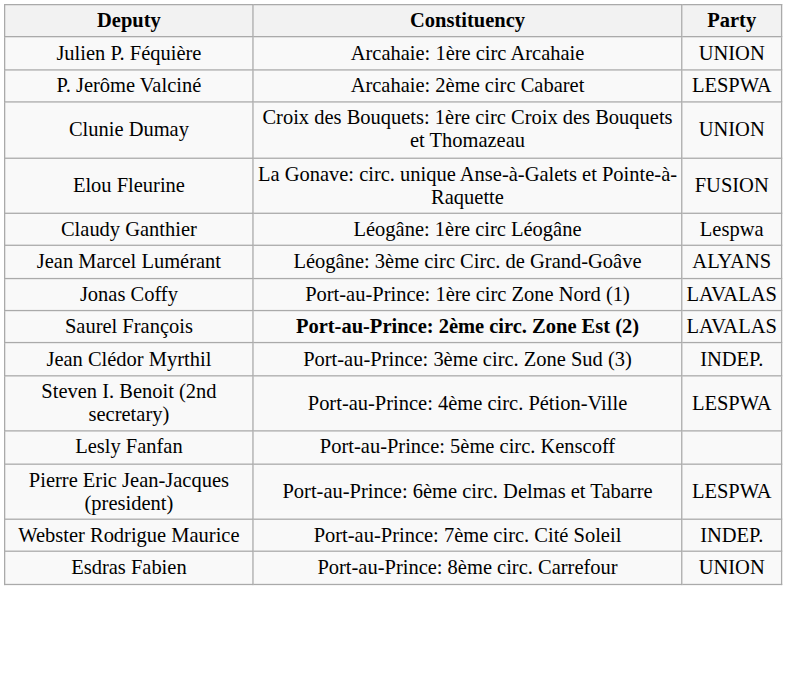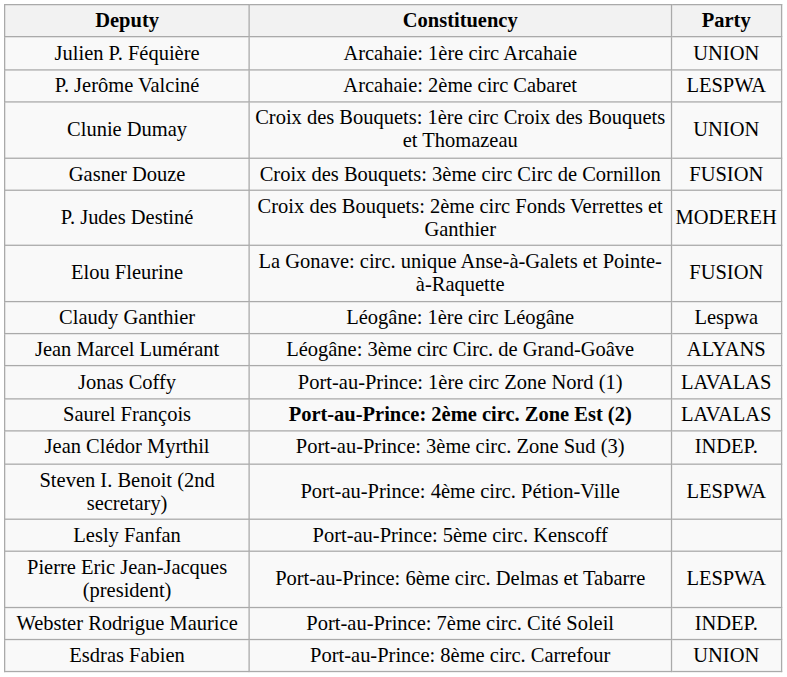+ row: (127, 173)
+ row: (127, 217)
